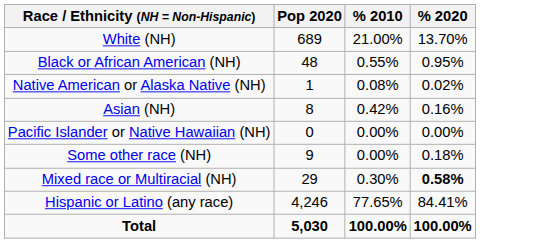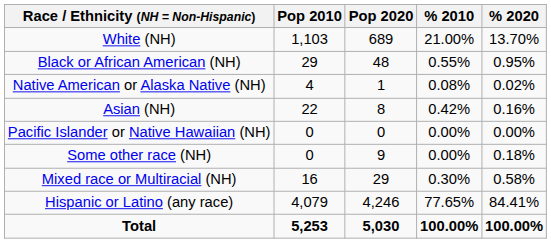+ column: (310, 16)
(443, 179) bold -> (514, 179) normal
